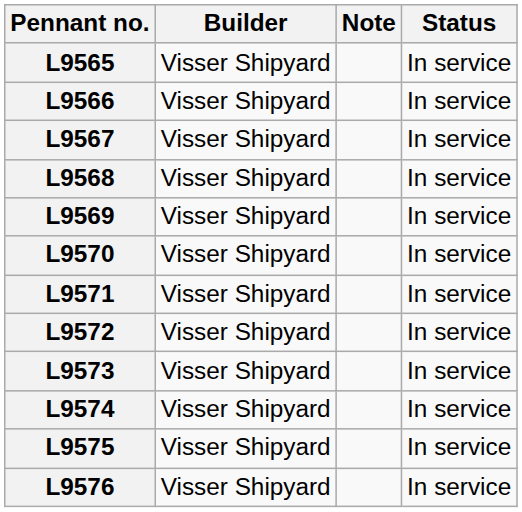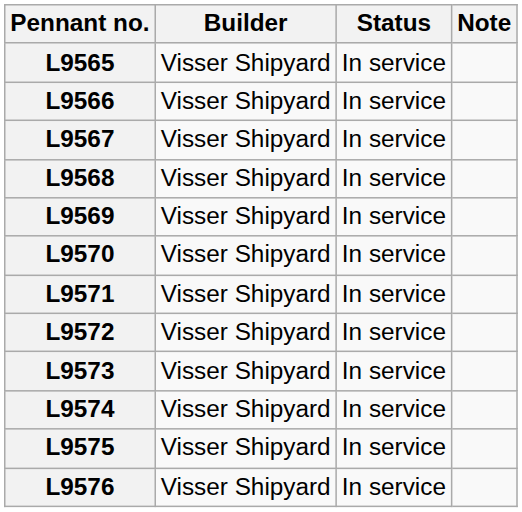columns swapped: (459, 23) <-> (369, 23)
